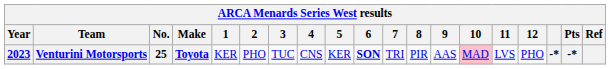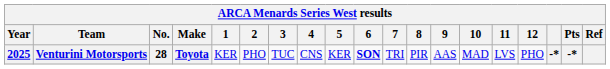(19, 54) 2023 -> (19, 54) 2025
(161, 54) 25 -> (161, 54) 28
(475, 54) pink background -> (475, 54) no background
